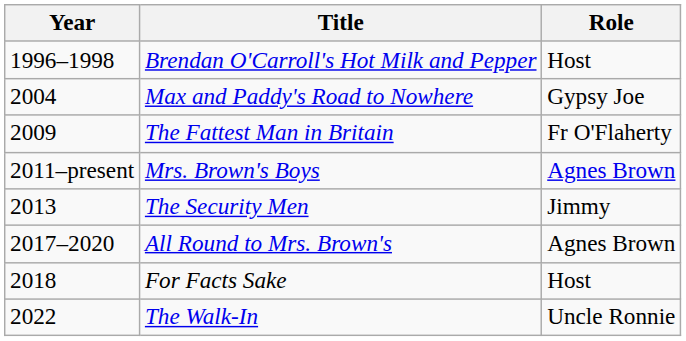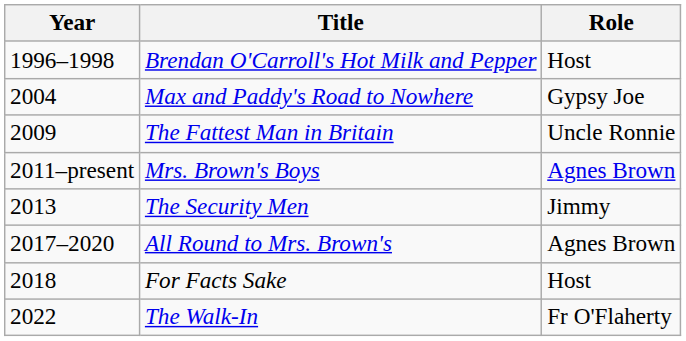(610, 133) Fr O'Flaherty -> (611, 133) Uncle Ronnie
(611, 317) Uncle Ronnie -> (610, 317) Fr O'Flaherty
